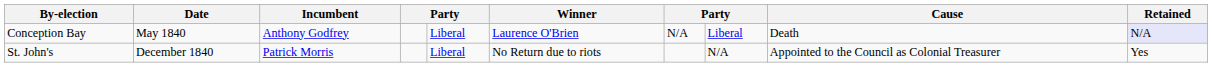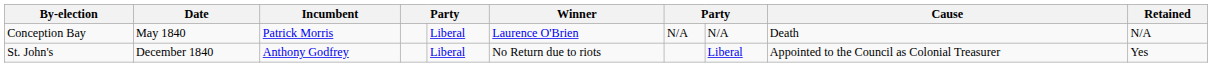(306, 33) Anthony Godfrey -> (298, 33) Patrick Morris
(725, 33) Liberal -> (718, 33) N/A
(1141, 33) lavender background -> (1141, 33) no background
(298, 52) Patrick Morris -> (306, 52) Anthony Godfrey
(718, 52) N/A -> (725, 52) Liberal
